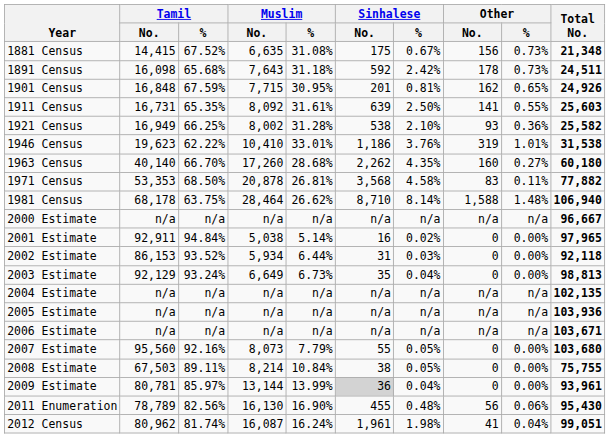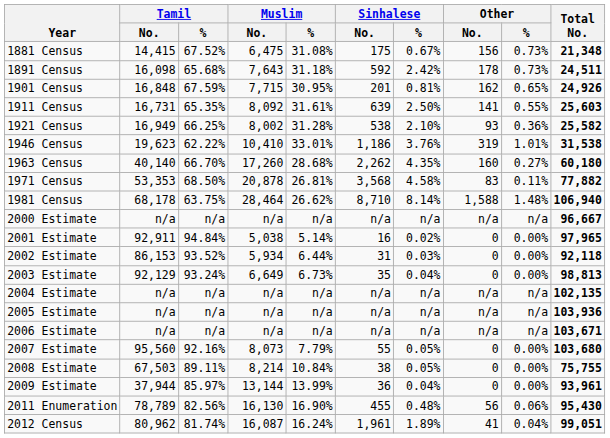(266, 51) 6,635 -> (266, 51) 6,475
(155, 387) 80,781 -> (155, 387) 37,944
(384, 387) lightgrey background -> (384, 387) no background
(423, 424) 1.98% -> (423, 424) 1.89%
